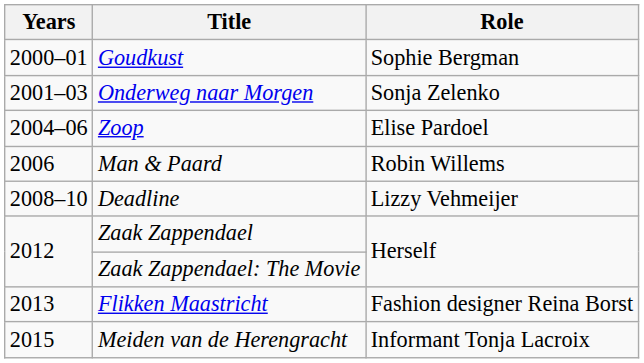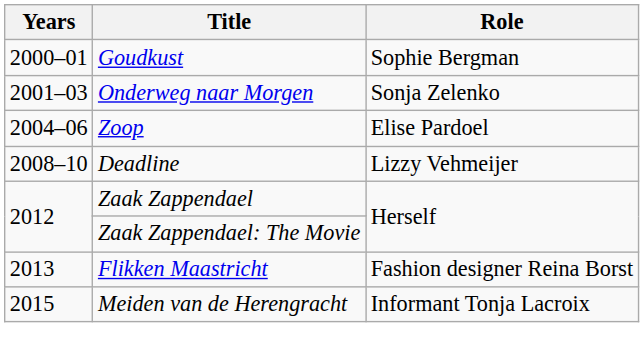- row: (160, 163)
